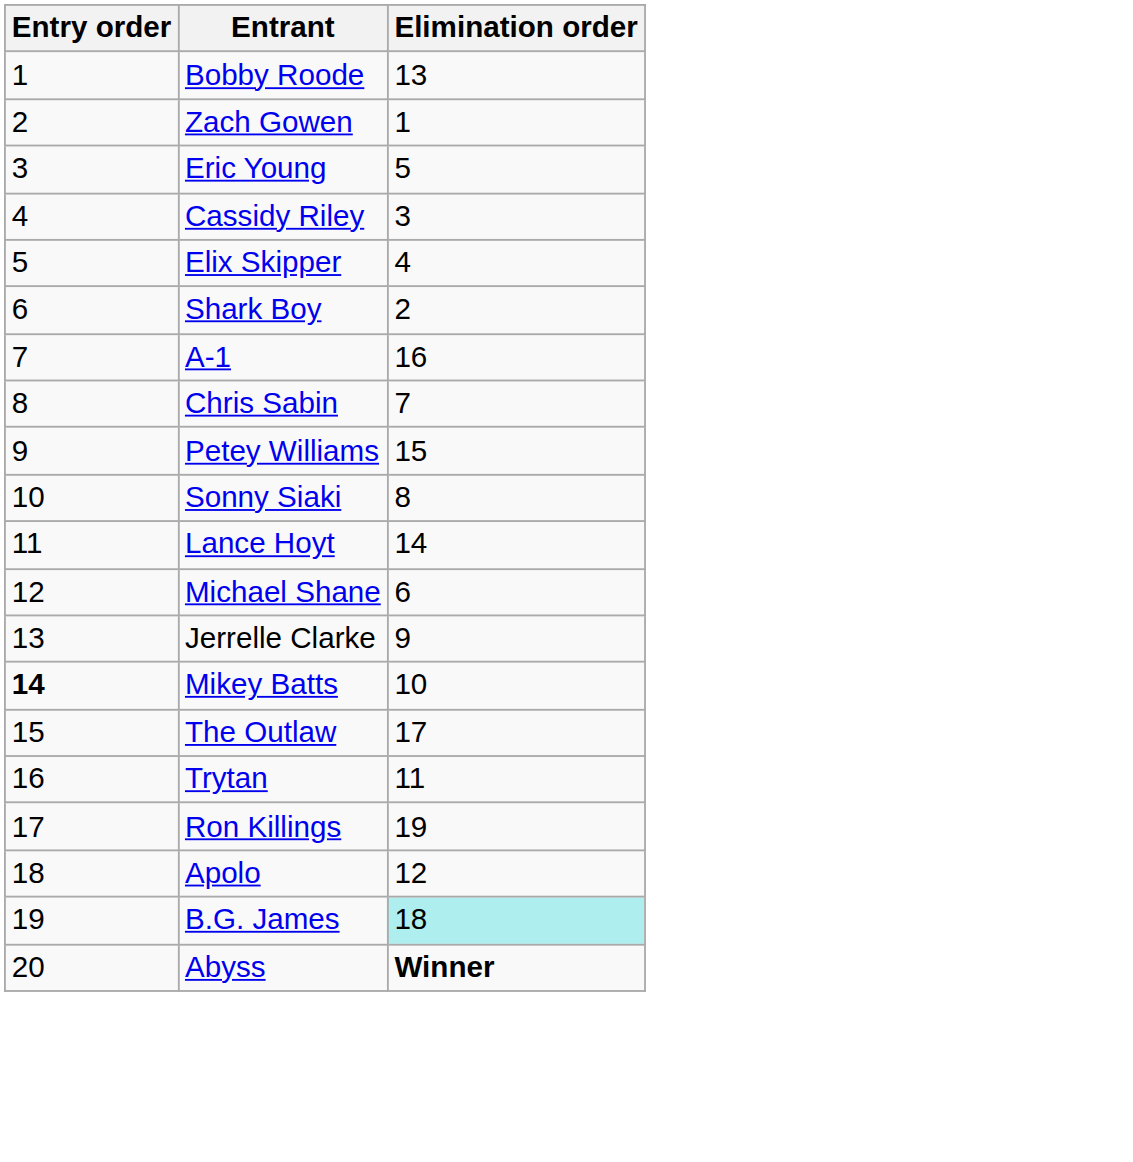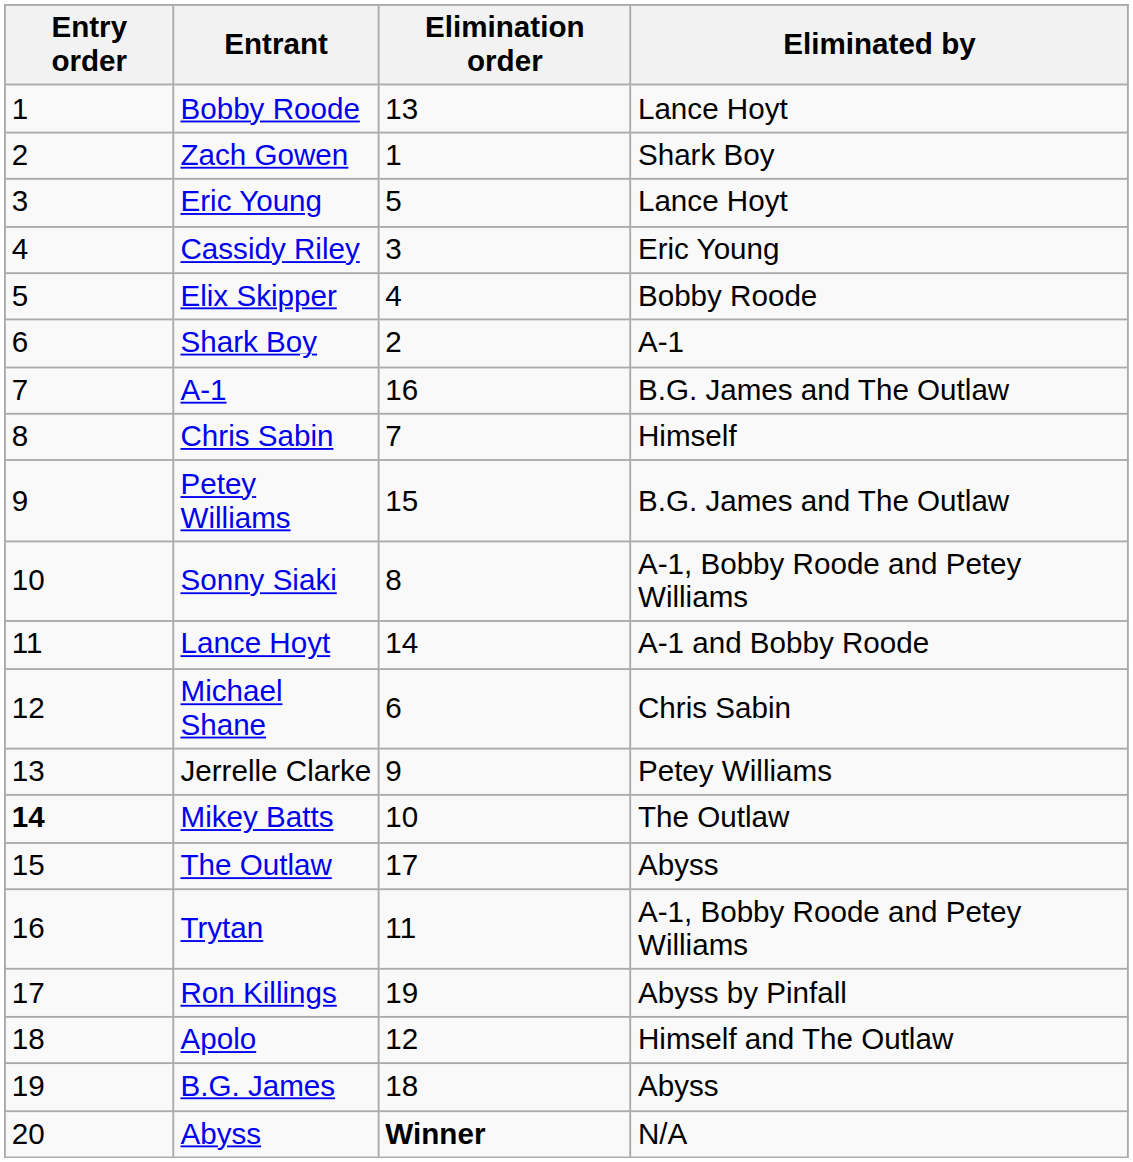+ column: (879, 44)
(411, 919) paleturquoise background -> (402, 1086) no background
